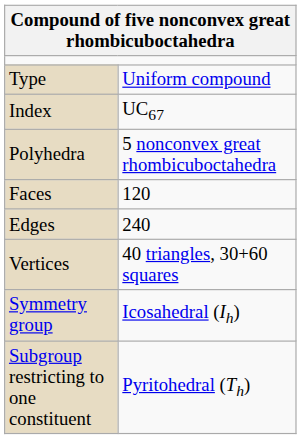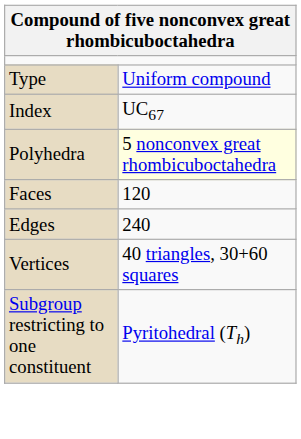(199, 154) no background -> (199, 154) lightyellow background
- row: (48, 315)
